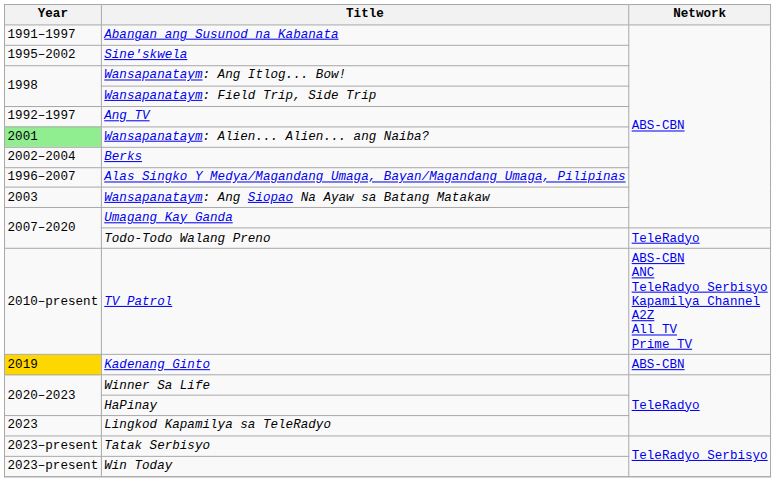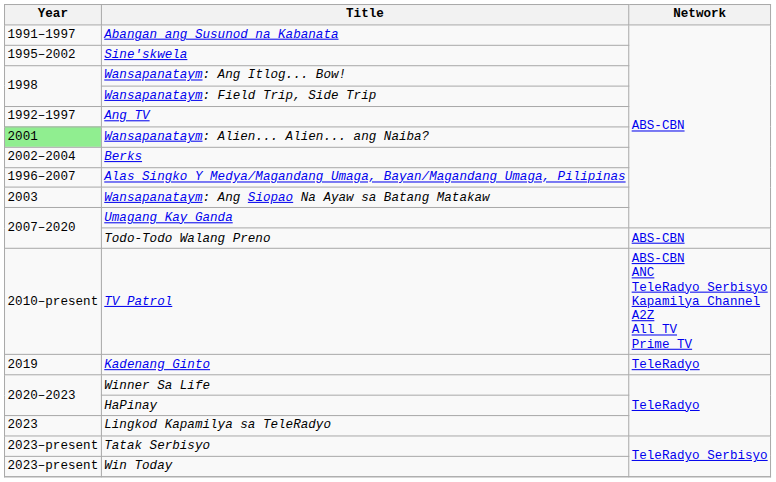(666, 239) TeleRadyo -> (658, 239) ABS-CBN
(23, 365) gold background -> (23, 365) no background
(658, 365) ABS-CBN -> (666, 365) TeleRadyo
